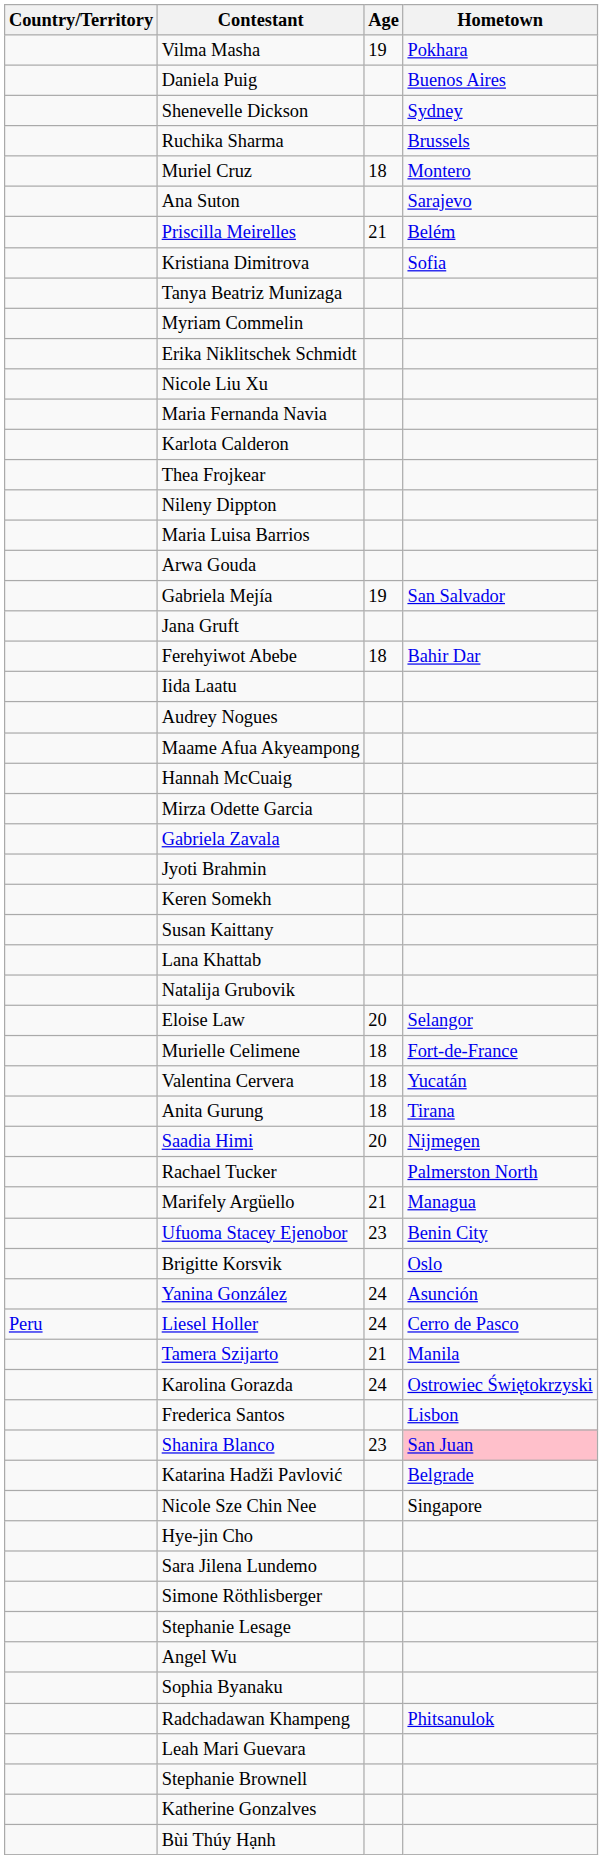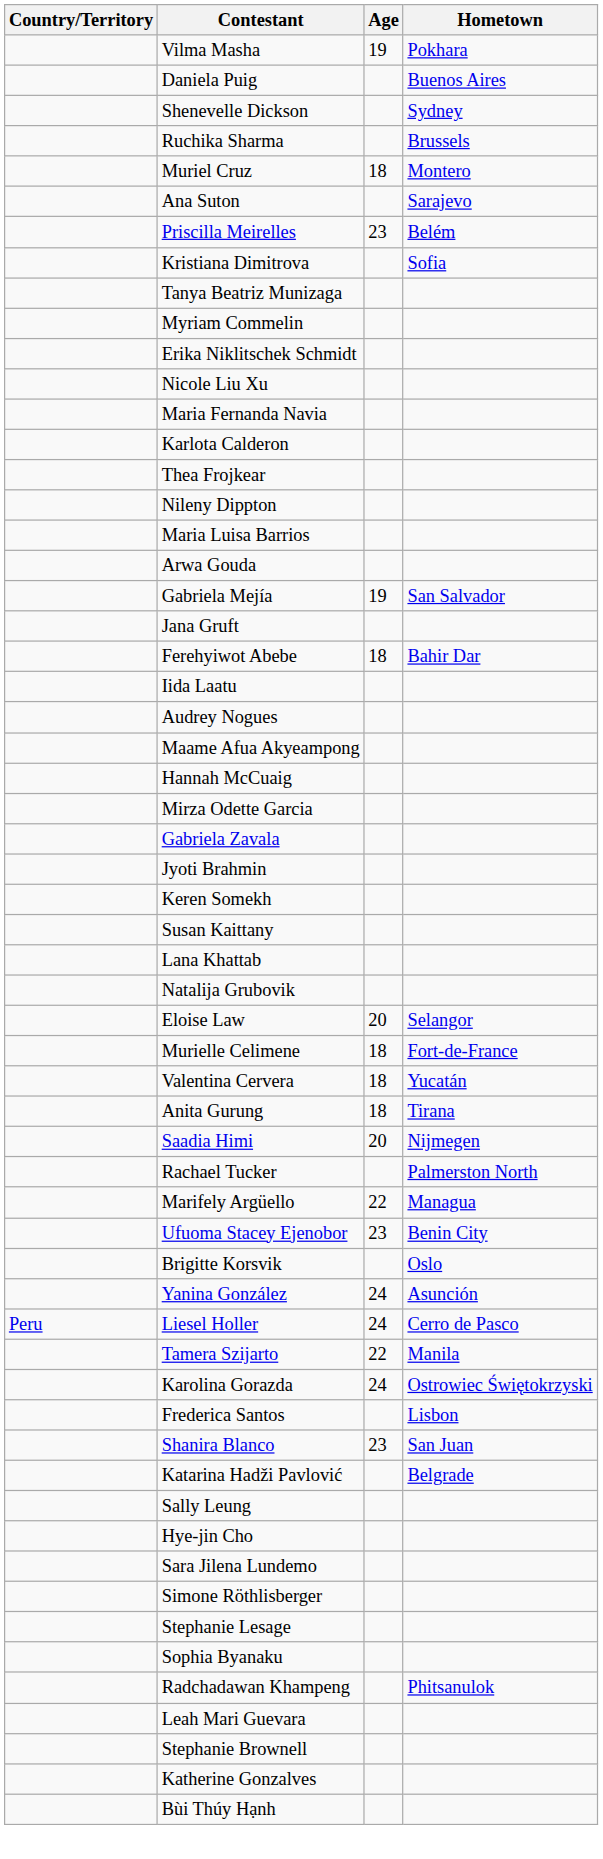(377, 232) 21 -> (377, 232) 23
(377, 1202) 21 -> (377, 1202) 22
(377, 1354) 21 -> (377, 1354) 22
(440, 1445) pink background -> (440, 1445) no background
- row: (239, 1505)
+ row: (206, 1505)
- row: (199, 1657)
